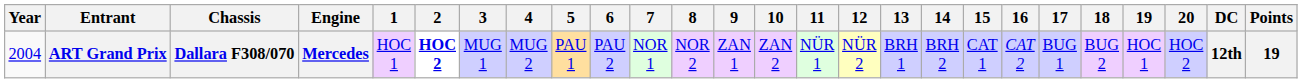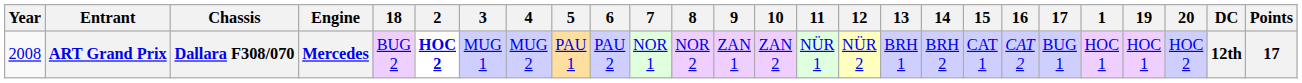columns swapped: (394, 17) <-> (1102, 17)
(25, 54) 2004 -> (25, 54) 2008
(1271, 54) 19 -> (1271, 54) 17
